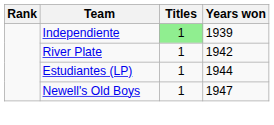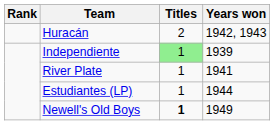+ row: (66, 33)
(219, 52) 1942 -> (219, 71) 1941
(181, 91) normal -> (181, 110) bold
(219, 91) 1947 -> (219, 110) 1949
